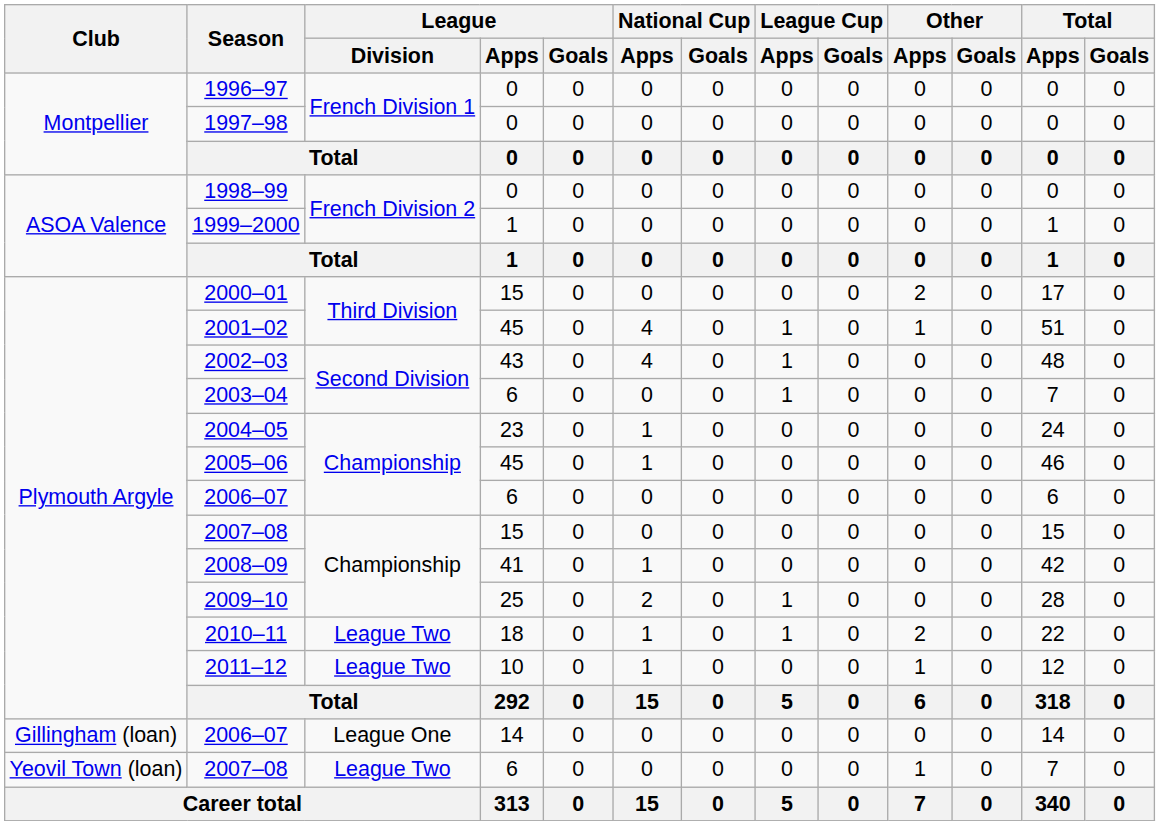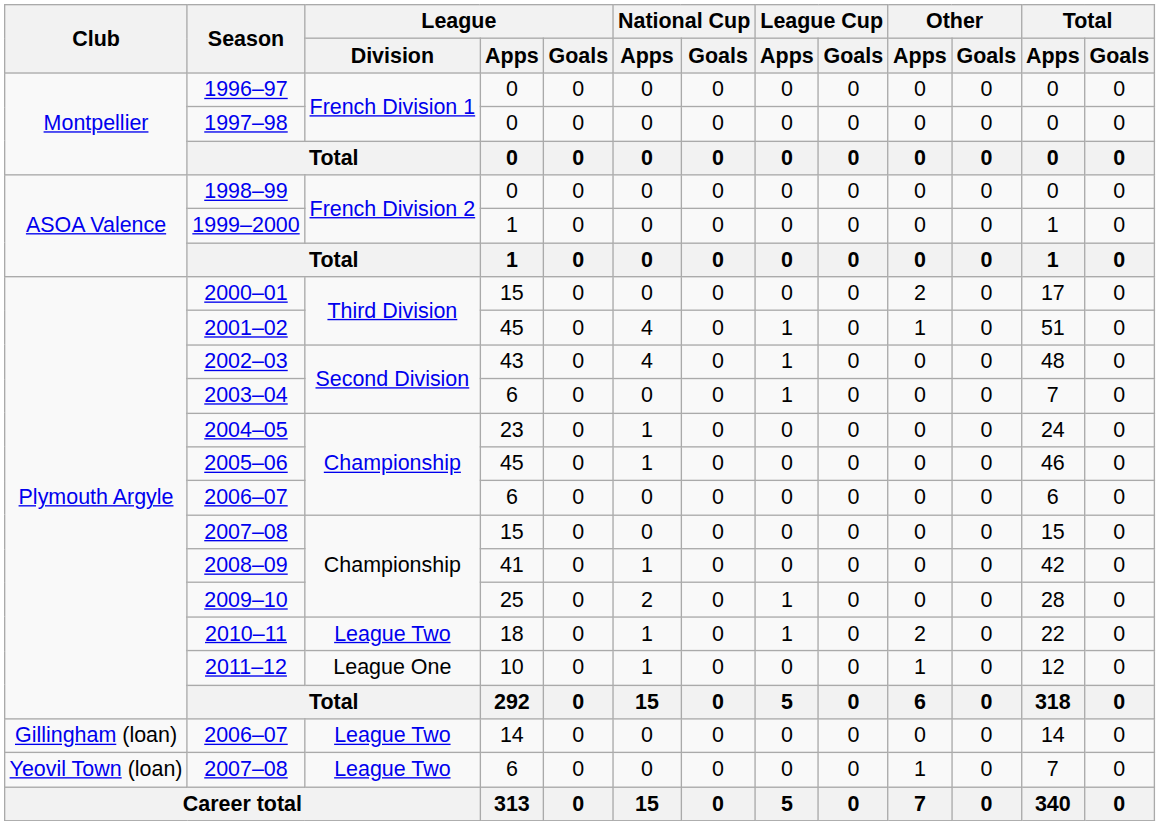(392, 667) League Two -> (392, 667) League One
(392, 735) League One -> (392, 735) League Two
